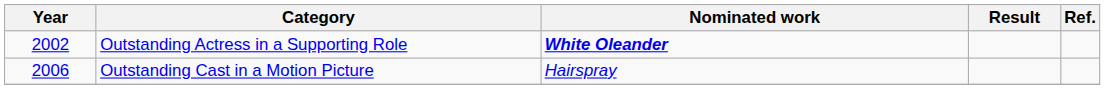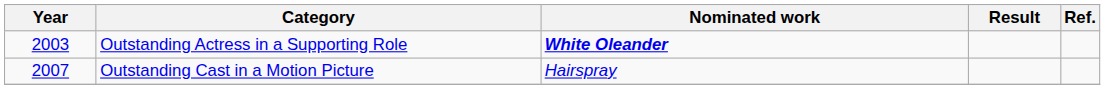(50, 44) 2002 -> (50, 44) 2003
(50, 71) 2006 -> (50, 71) 2007
